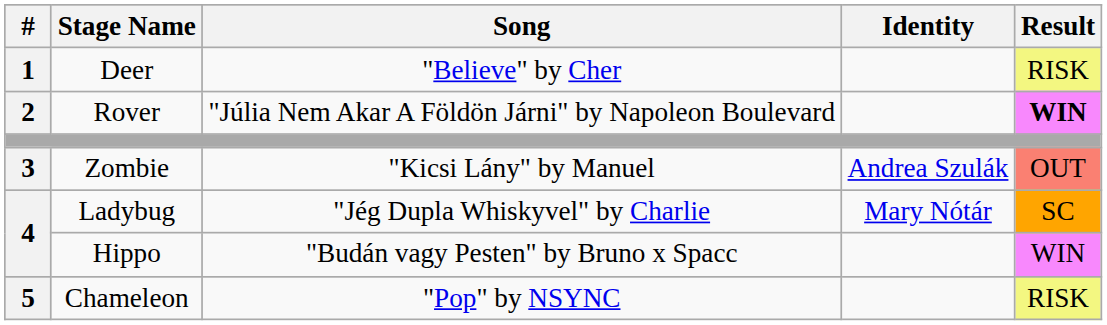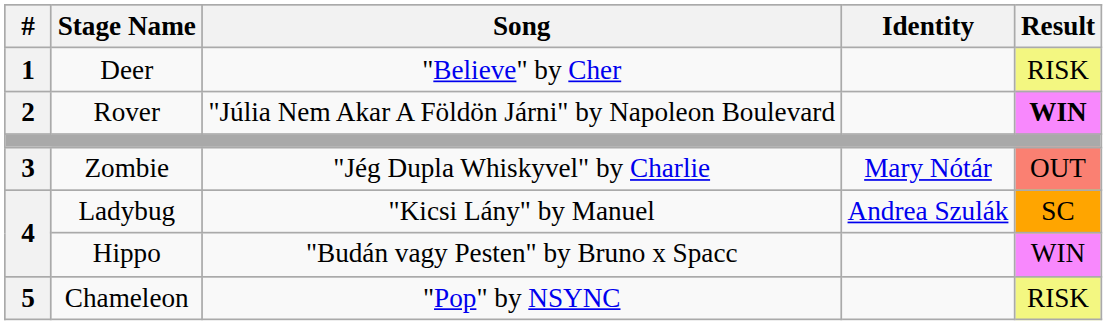(522, 168) "Kicsi Lány" by Manuel -> (522, 168) "Jég Dupla Whiskyvel" by Charlie
(928, 168) Andrea Szulák -> (928, 168) Mary Nótár
(522, 211) "Jég Dupla Whiskyvel" by Charlie -> (522, 211) "Kicsi Lány" by Manuel
(928, 211) Mary Nótár -> (928, 211) Andrea Szulák
